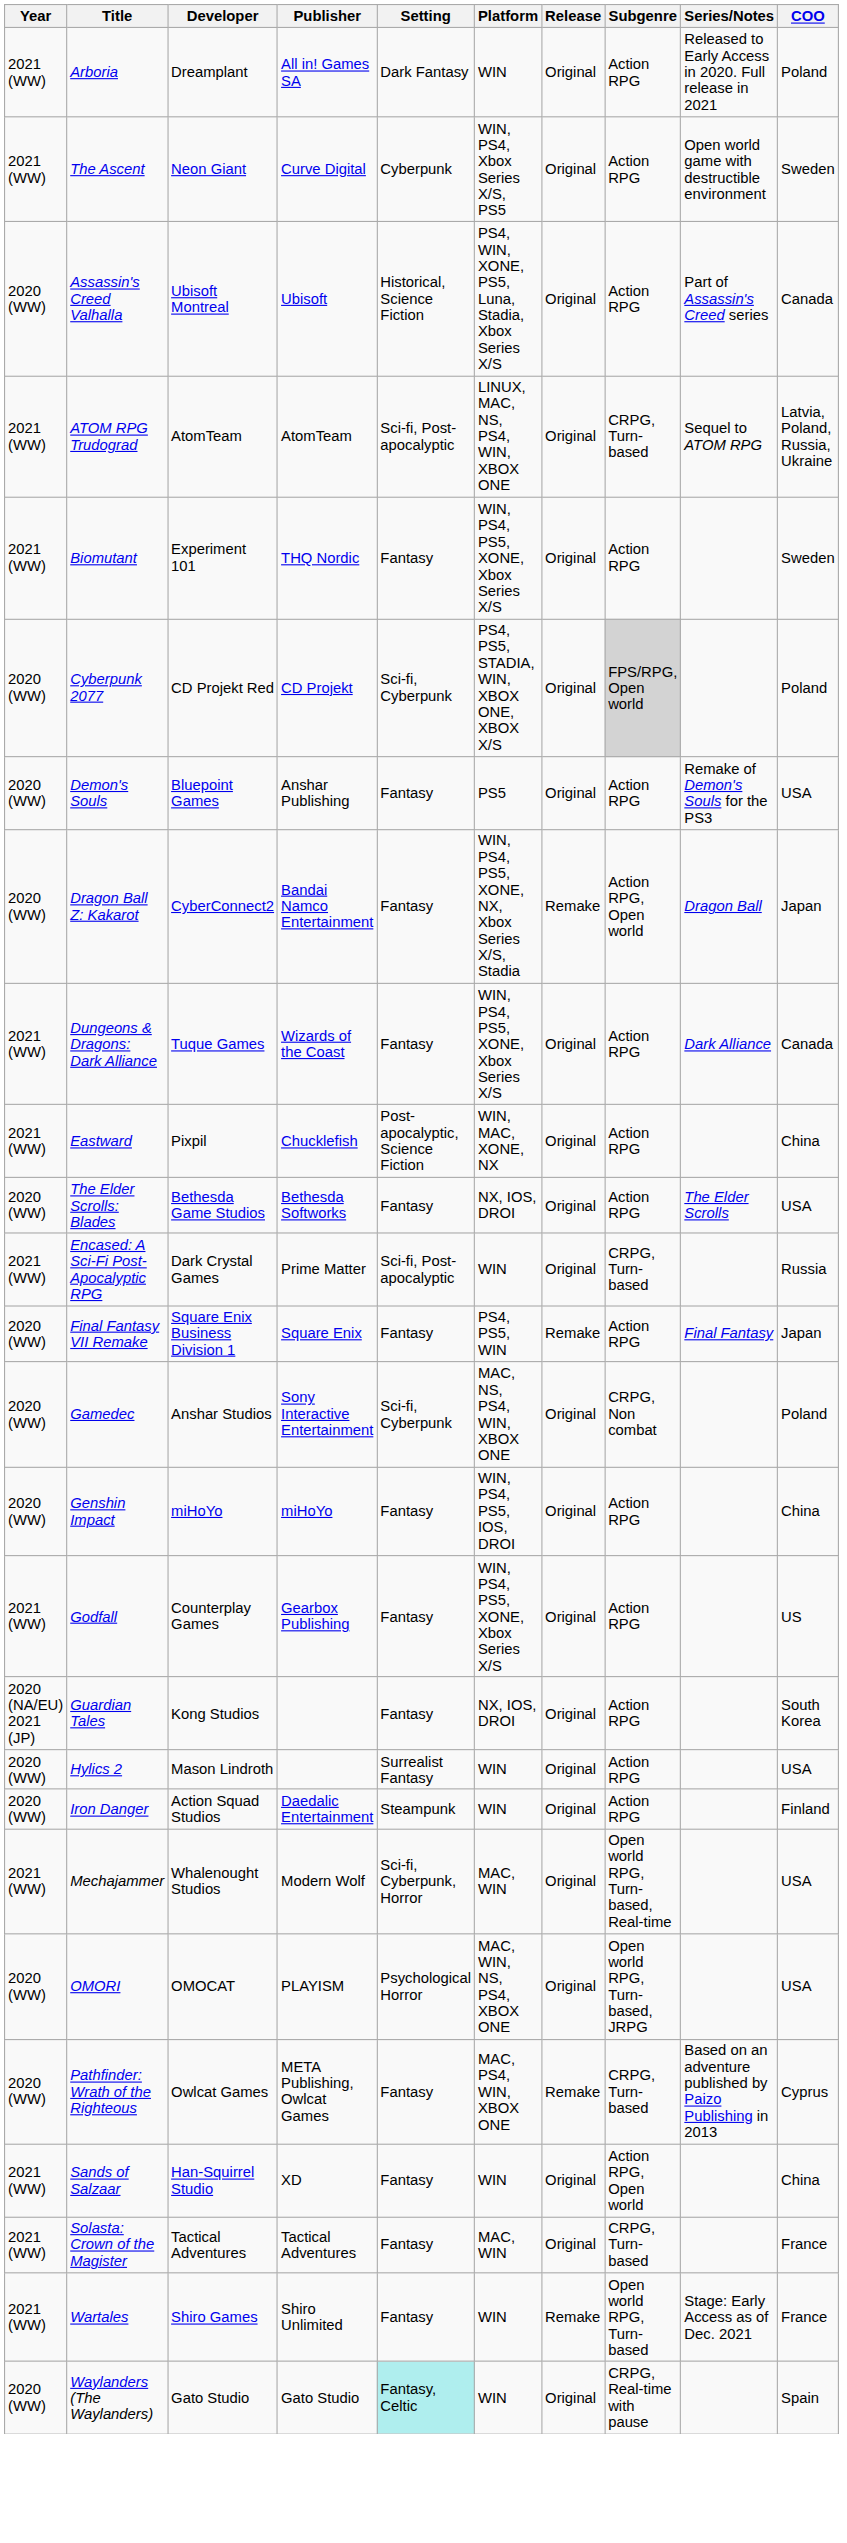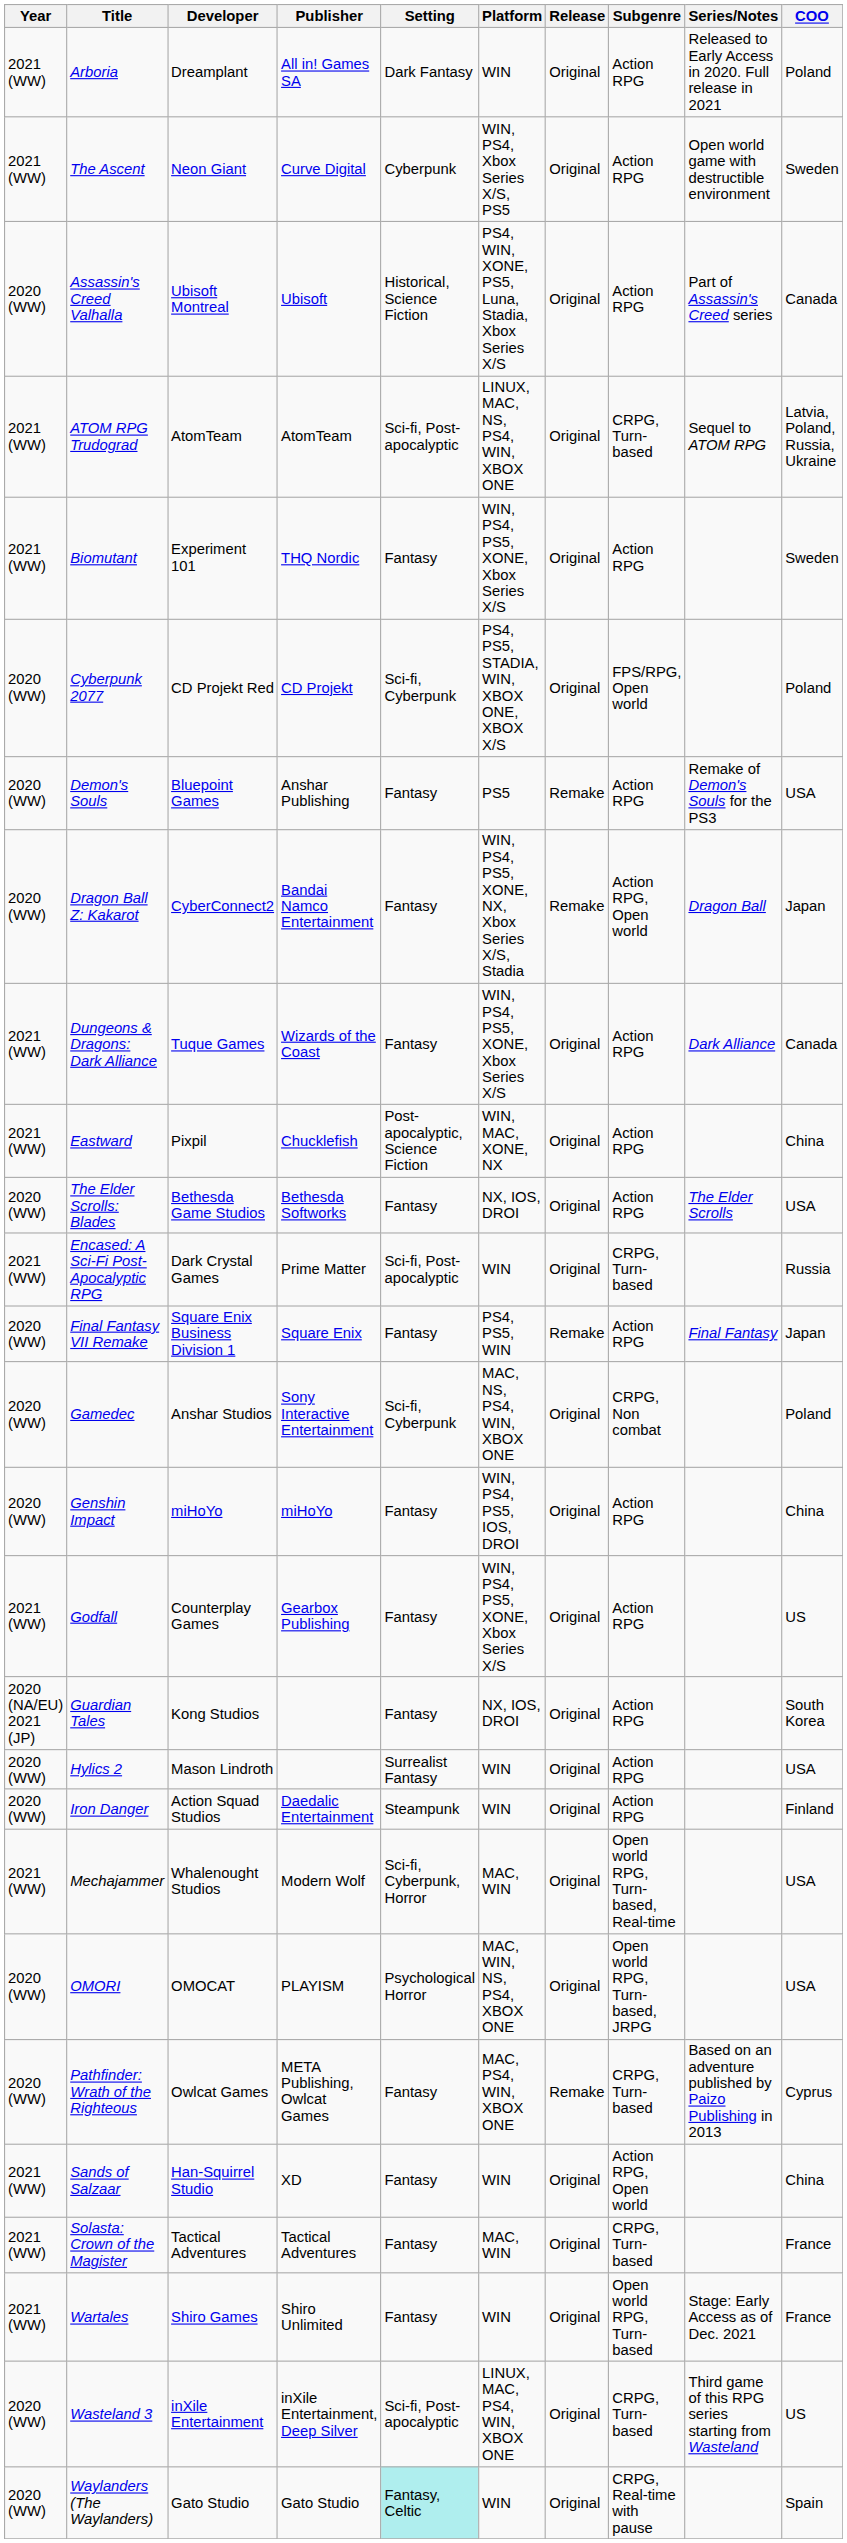(643, 687) lightgrey background -> (647, 687) no background
(571, 793) Original -> (577, 793) Remake
(573, 2317) Remake -> (575, 2317) Original
+ row: (111, 2414)
